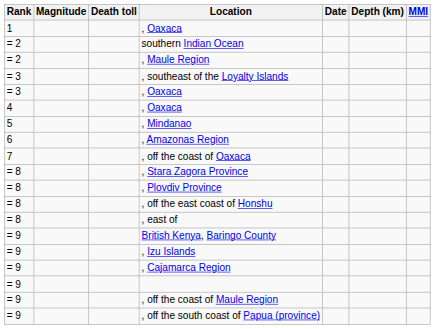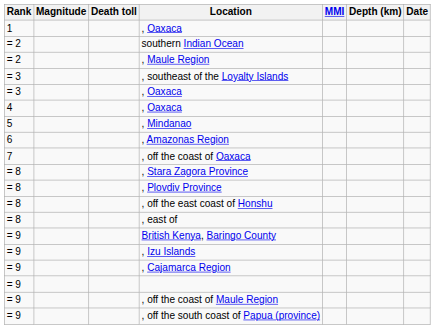columns swapped: (418, 12) <-> (336, 12)
